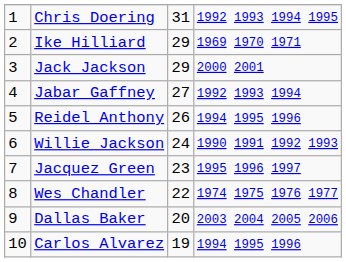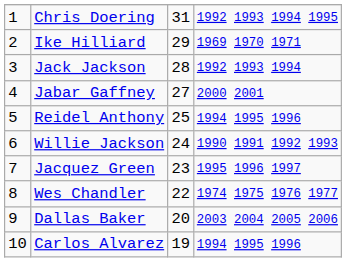(181, 68) 29 -> (181, 68) 28
(230, 68) 2000 2001 -> (249, 68) 1992 1993 1994
(249, 93) 1992 1993 1994 -> (230, 93) 2000 2001
(181, 118) 26 -> (181, 118) 25
